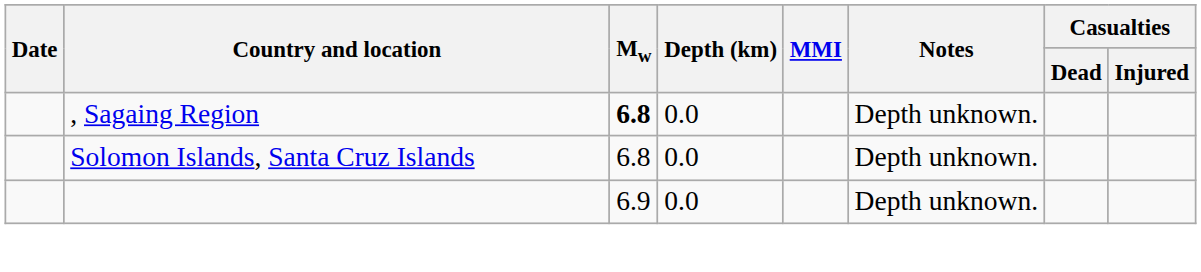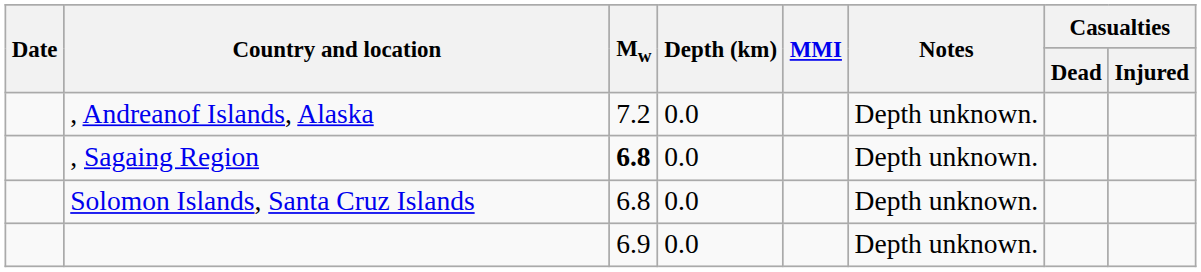+ row: (222, 113)
